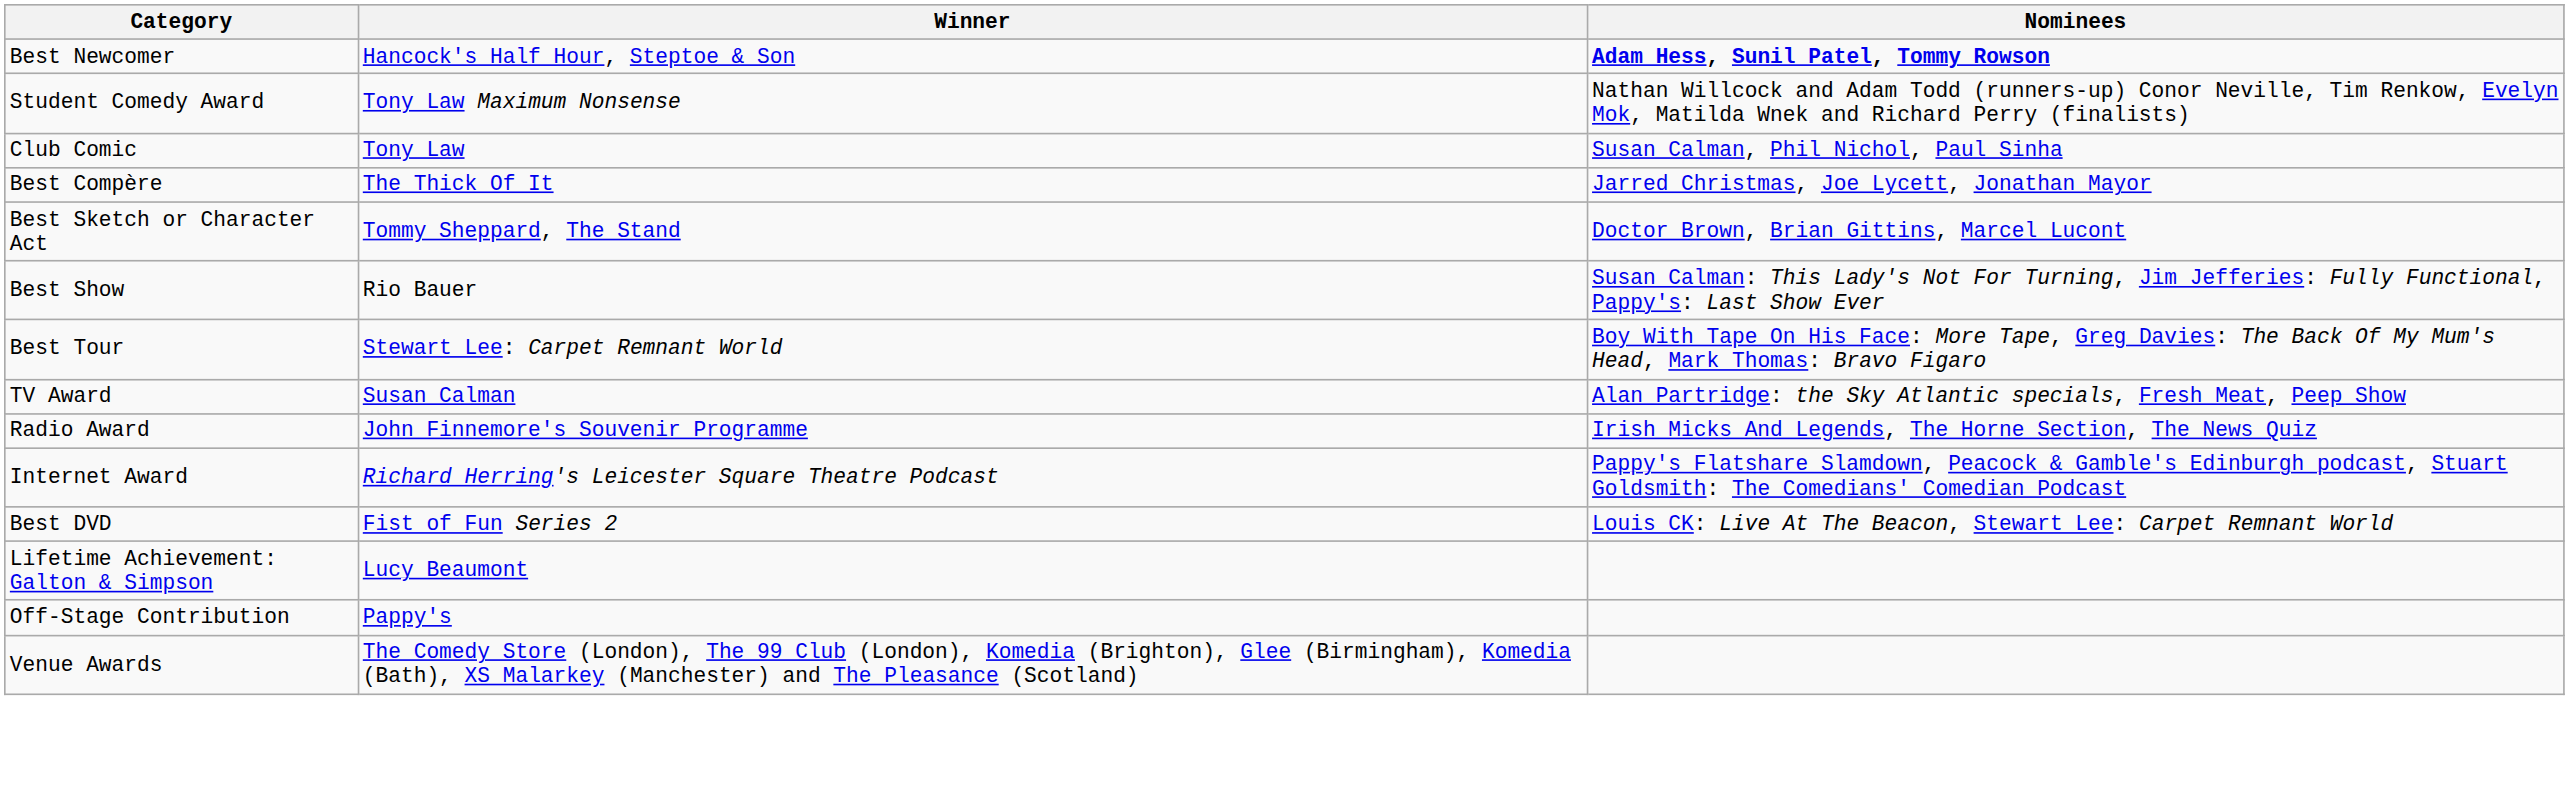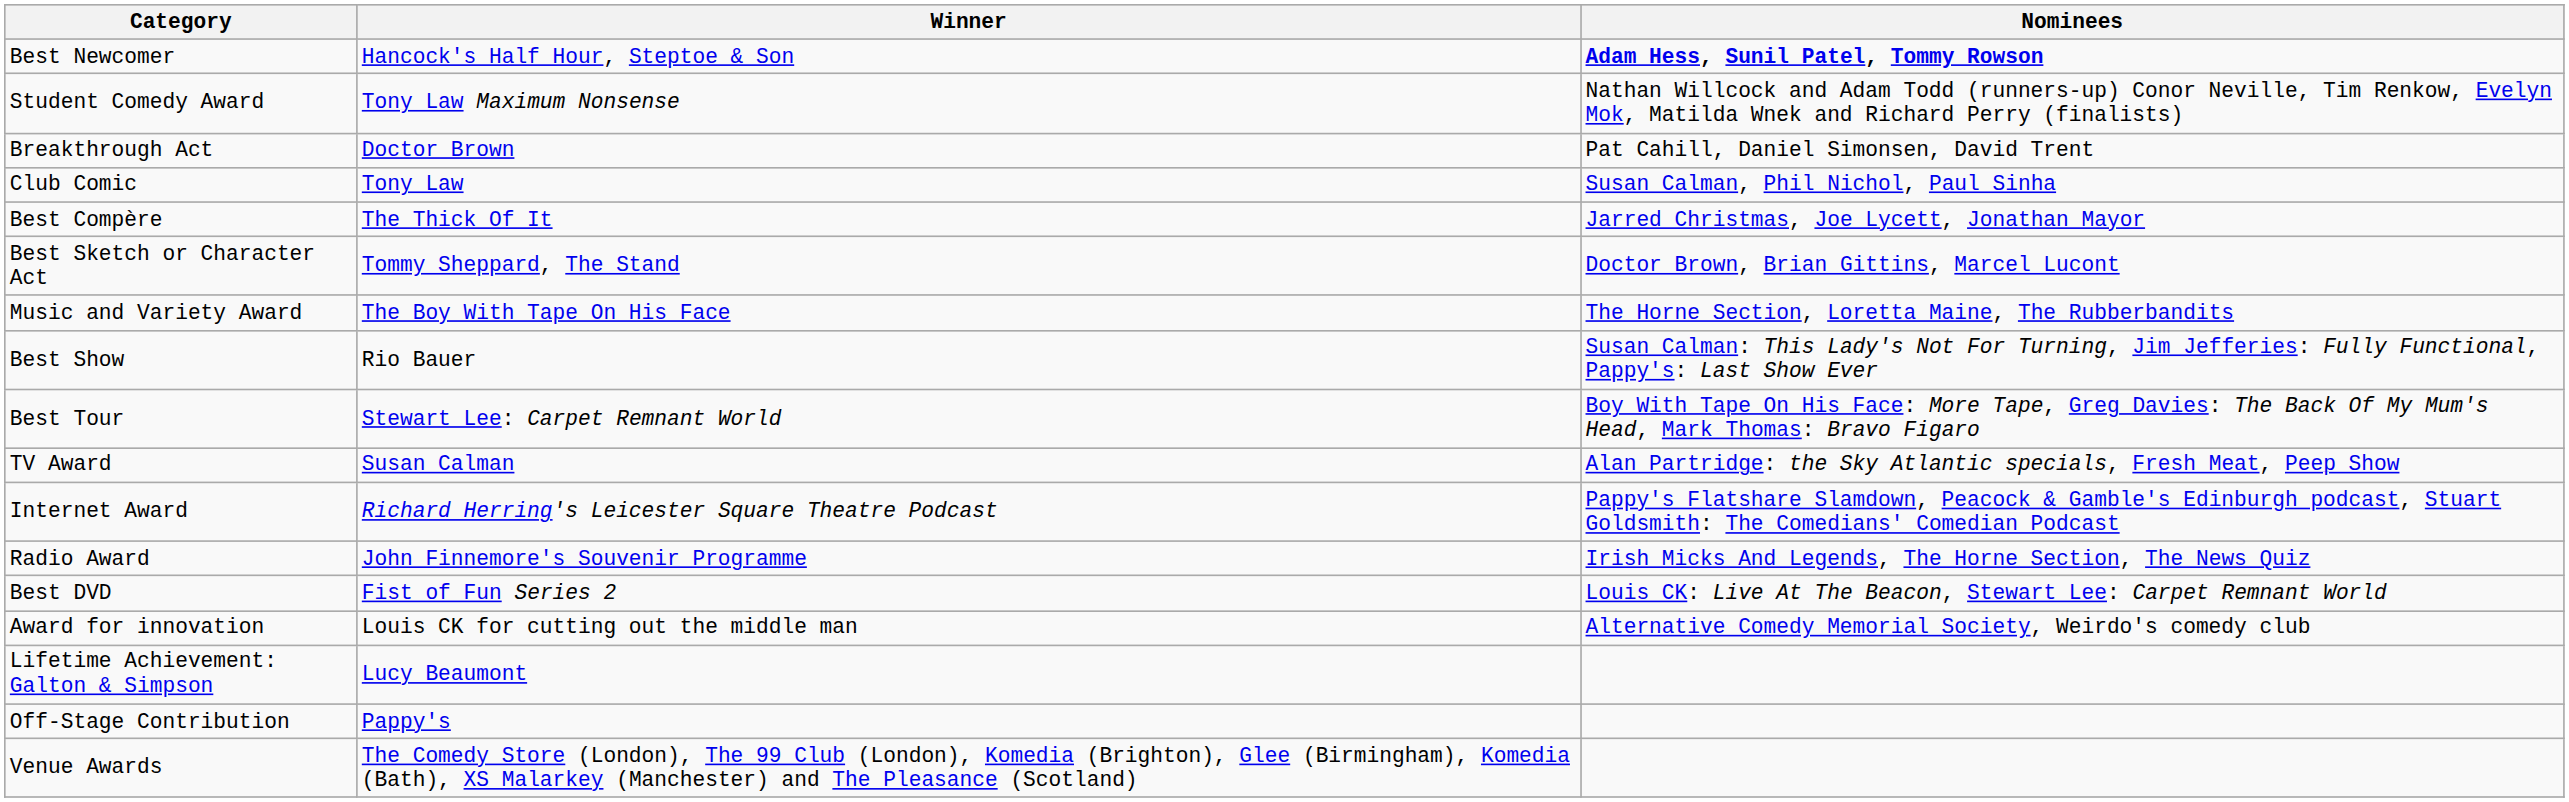+ row: (112, 150)
+ row: (156, 313)
rows swapped: (80, 431) <-> (99, 477)
+ row: (137, 628)
